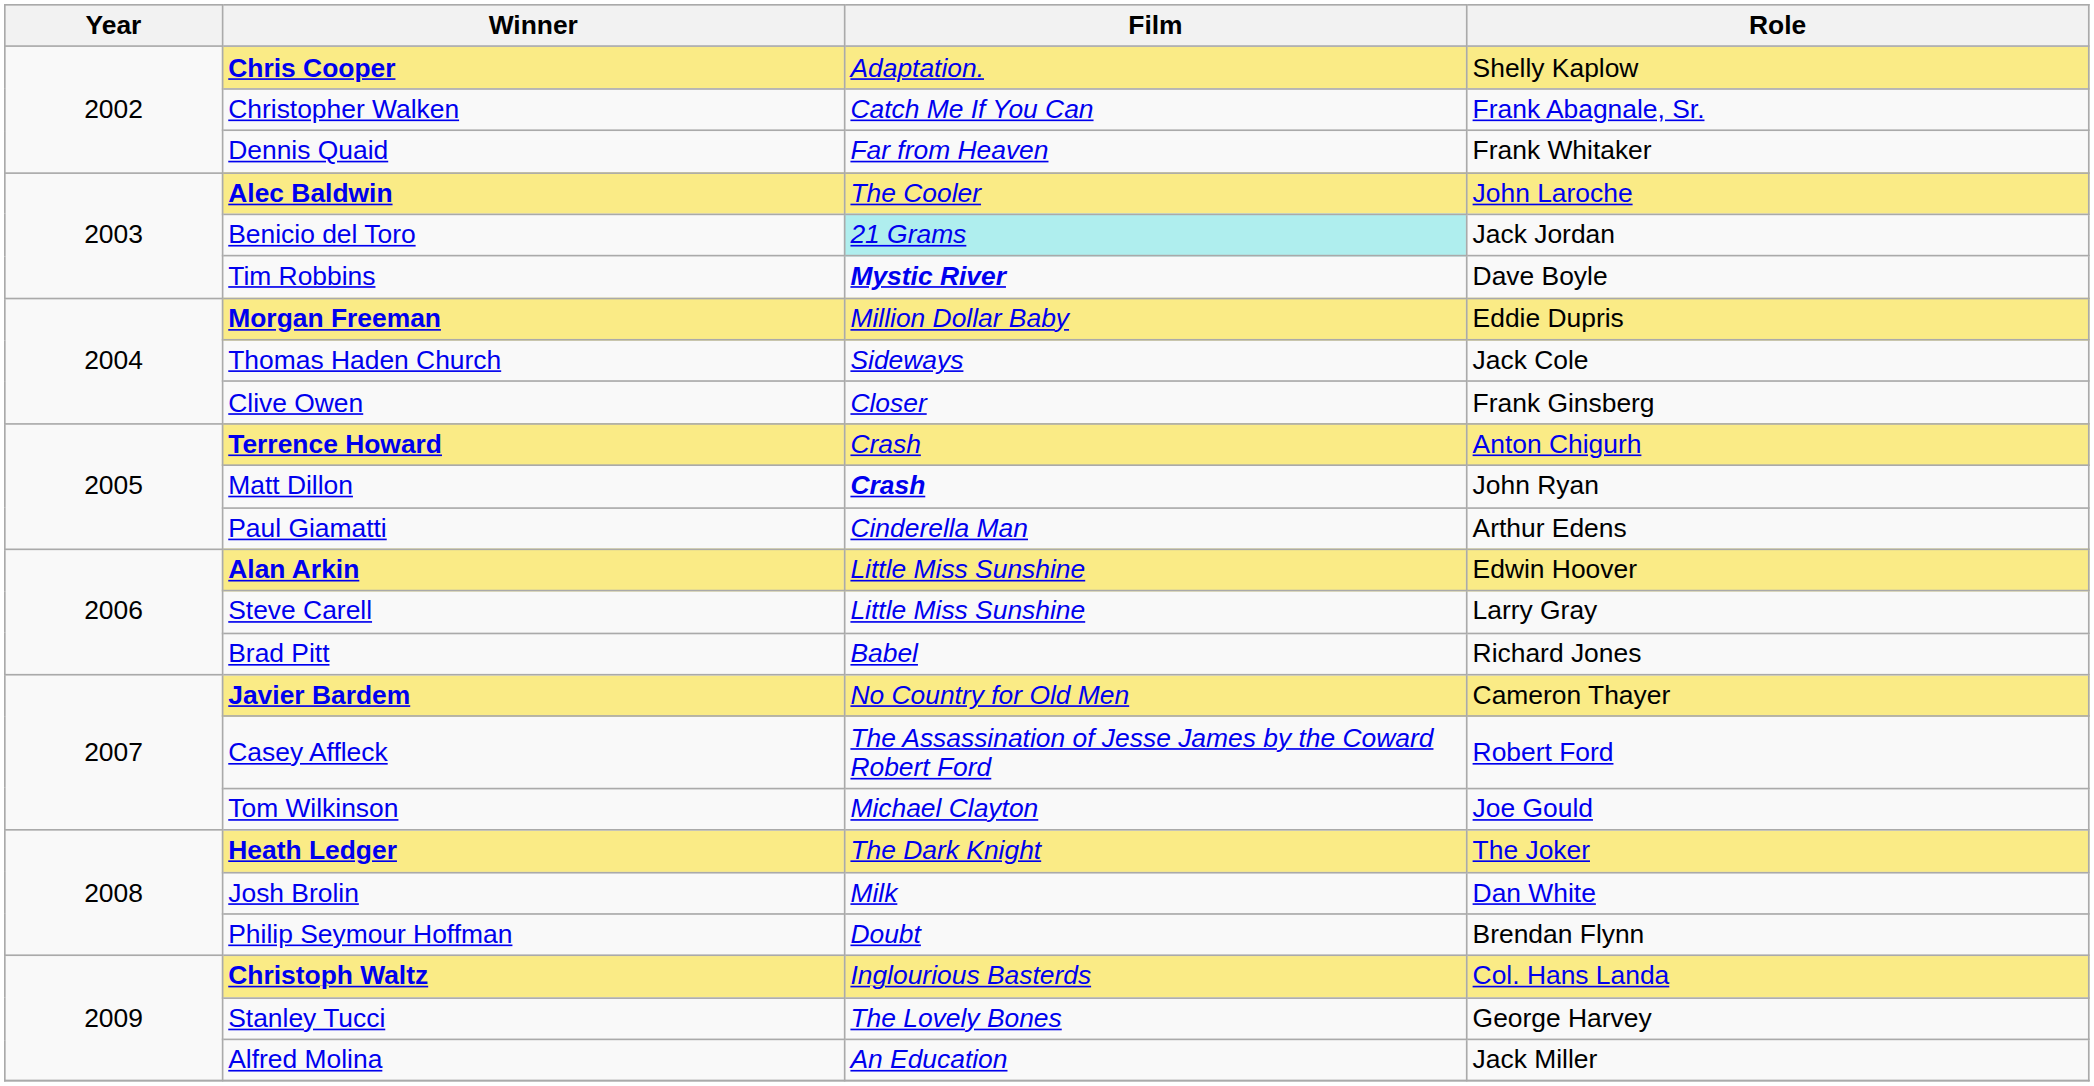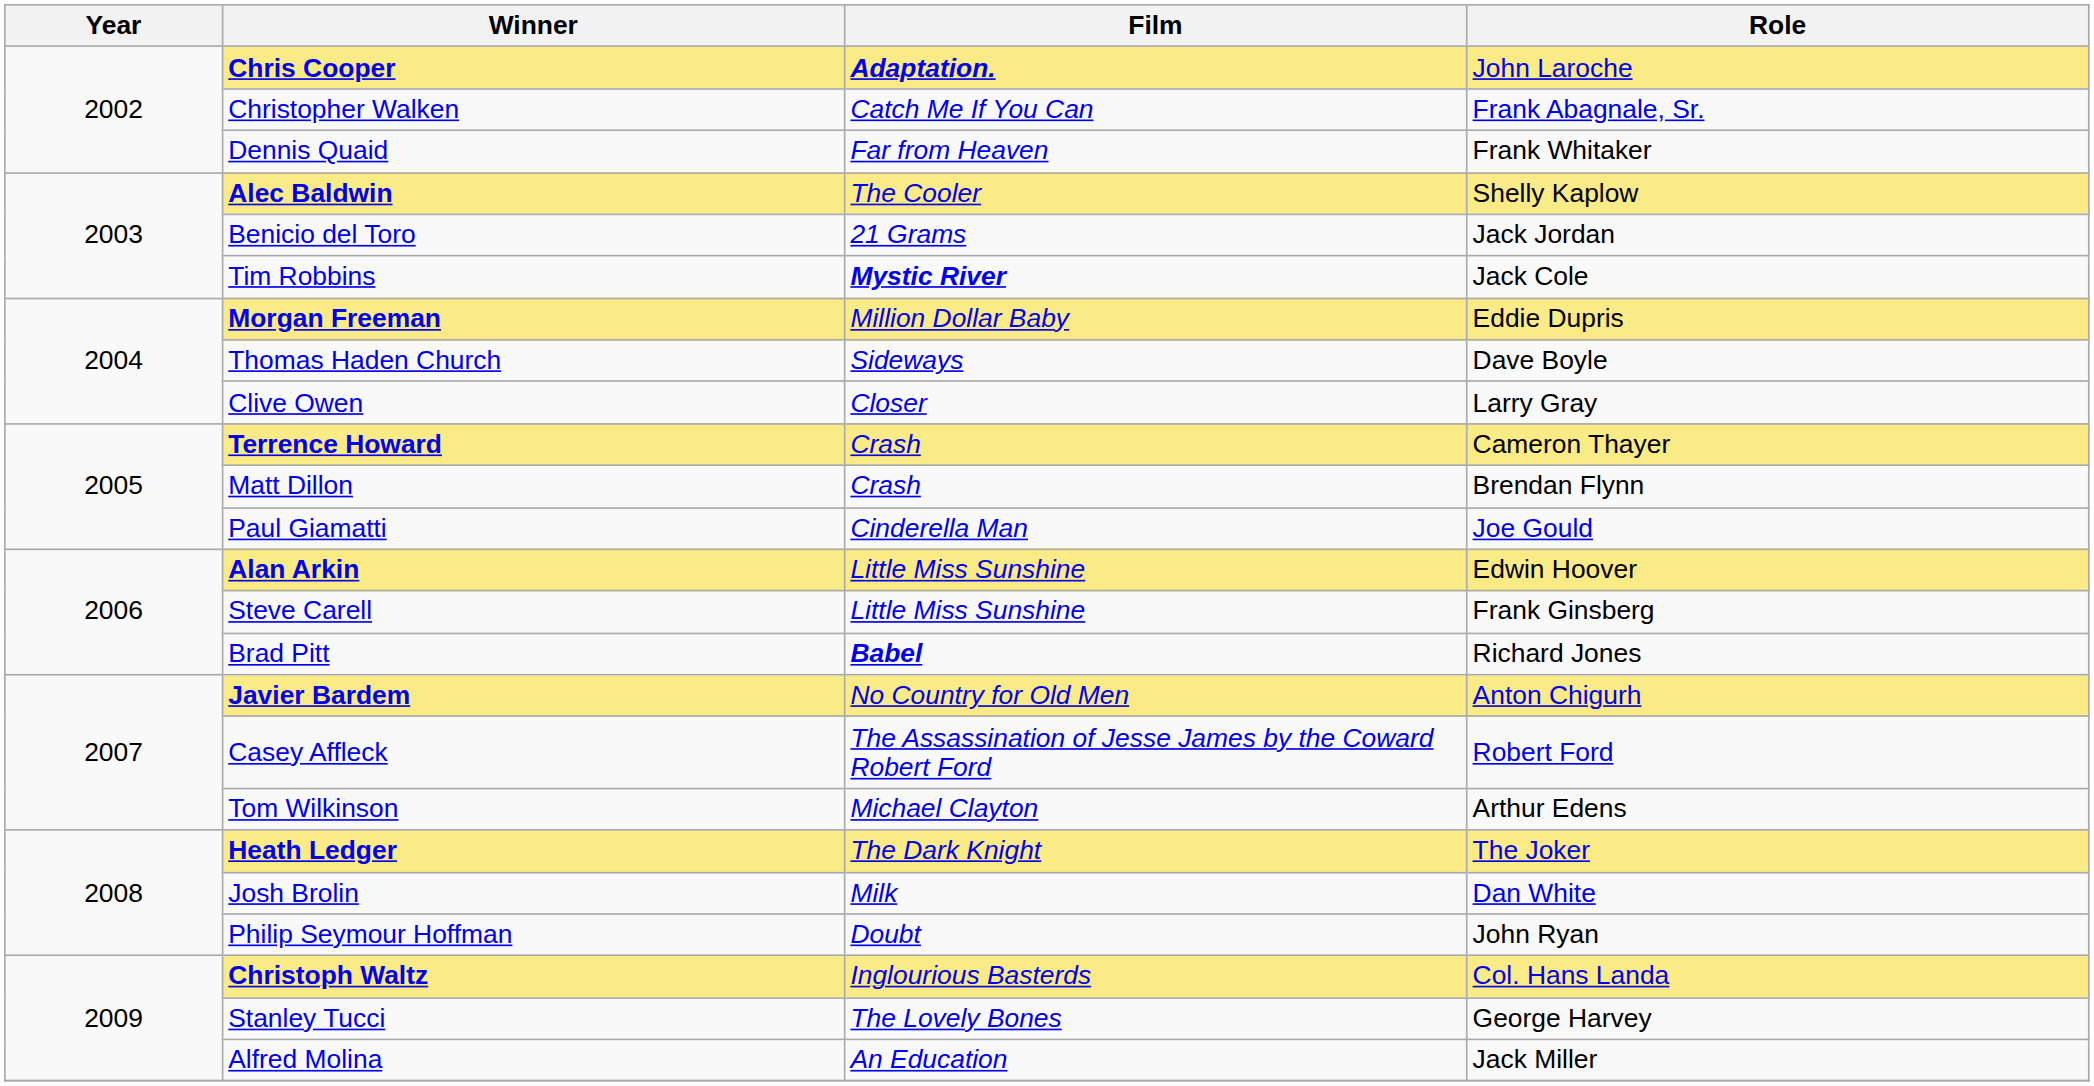(917, 67) normal -> (923, 67) bold
(1556, 67) Shelly Kaplow -> (1553, 67) John Laroche
(1553, 192) John Laroche -> (1556, 192) Shelly Kaplow
(908, 234) paleturquoise background -> (908, 234) no background
(1540, 276) Dave Boyle -> (1531, 276) Jack Cole
(1531, 360) Jack Cole -> (1540, 360) Dave Boyle
(1564, 402) Frank Ginsberg -> (1535, 402) Larry Gray
(1557, 444) Anton Chigurh -> (1571, 444) Cameron Thayer
(888, 485) bold -> (886, 485) normal
(1536, 485) John Ryan -> (1558, 485) Brendan Flynn
(1550, 527) Arthur Edens -> (1533, 527) Joe Gould
(1535, 611) Larry Gray -> (1564, 611) Frank Ginsberg
(884, 653) normal -> (886, 653) bold
(1571, 695) Cameron Thayer -> (1557, 695) Anton Chigurh
(1533, 808) Joe Gould -> (1550, 808) Arthur Edens
(1558, 934) Brendan Flynn -> (1536, 934) John Ryan
